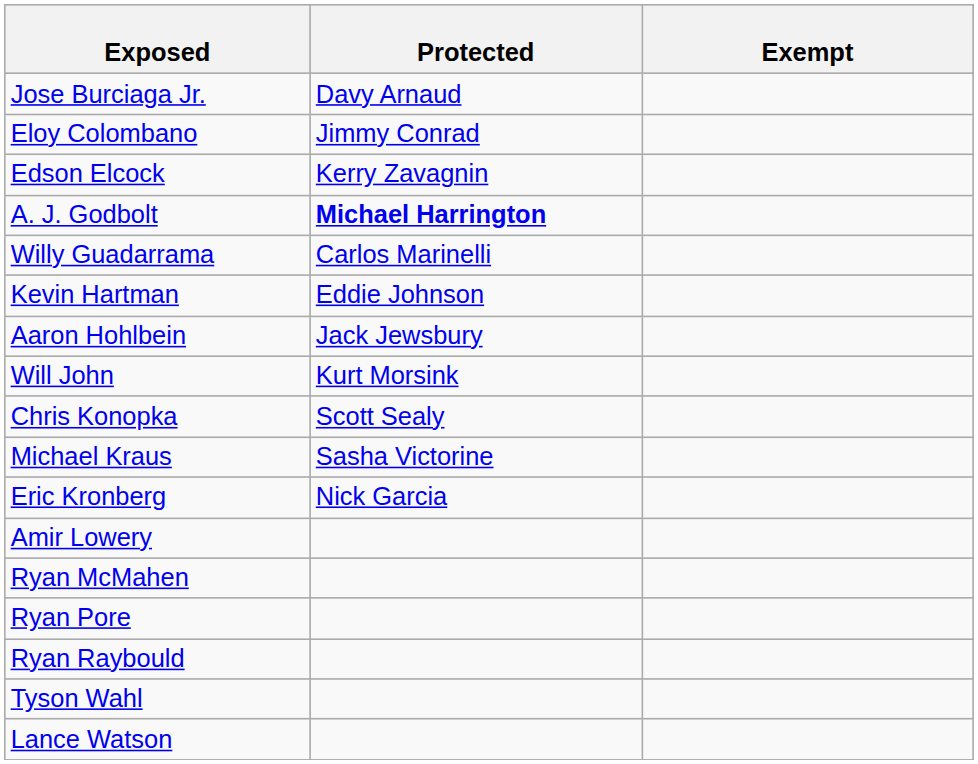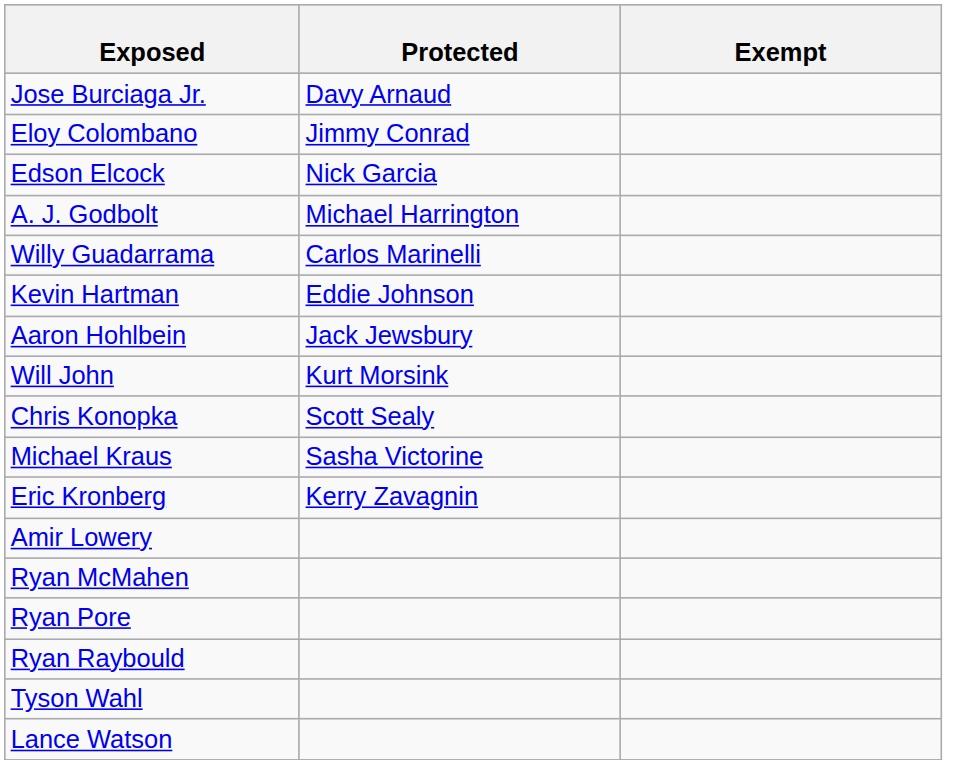(402, 174) Kerry Zavagnin -> (371, 174) Nick Garcia
(431, 214) bold -> (412, 214) normal
(382, 497) Nick Garcia -> (392, 497) Kerry Zavagnin
